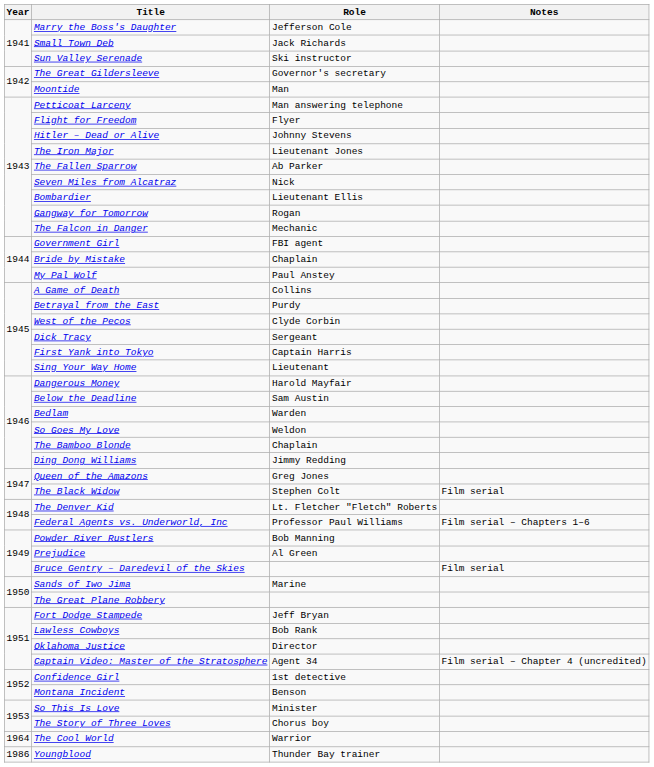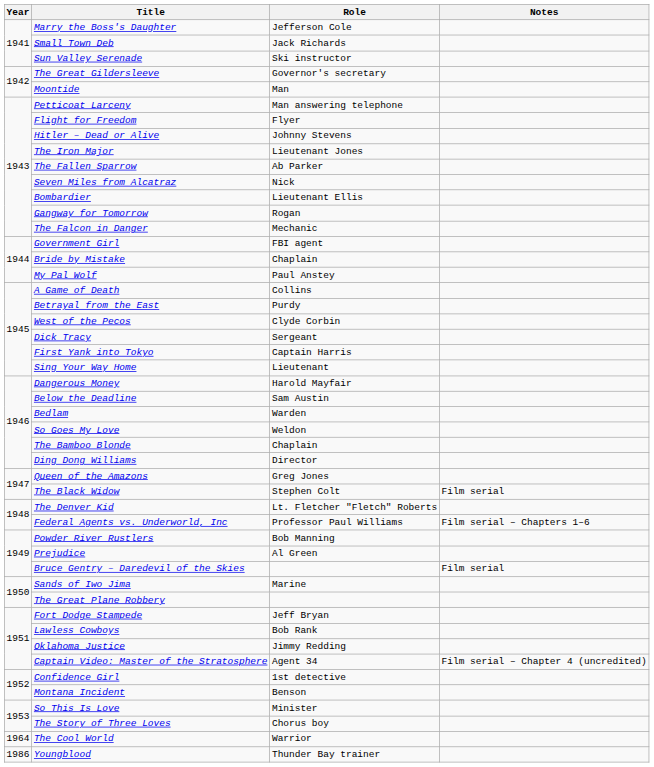(309, 461) Jimmy Redding -> (295, 461) Director
(295, 646) Director -> (309, 646) Jimmy Redding
